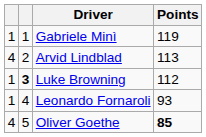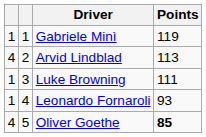(26, 79) bold -> (26, 79) normal
(168, 79) 112 -> (167, 79) 111
